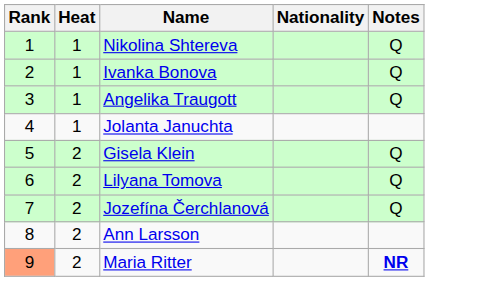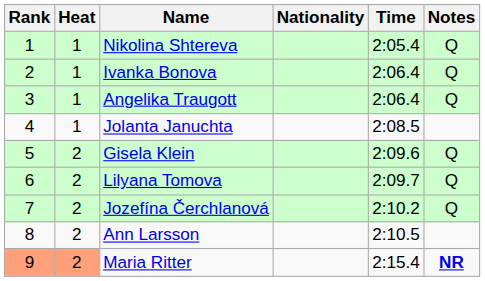+ column: (396, 18)
(77, 262) no background -> (77, 262) lightsalmon background
